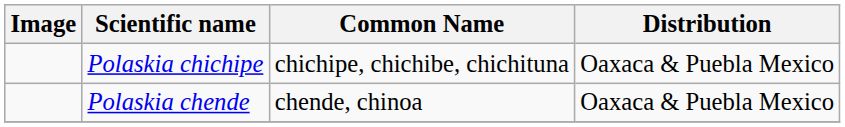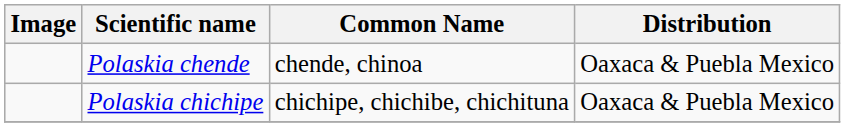rows swapped: (169, 102) <-> (175, 63)
